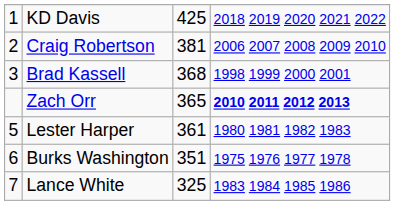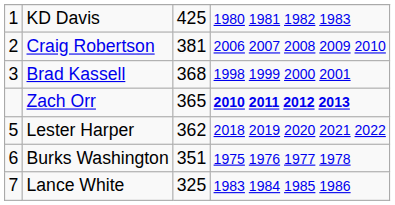(300, 19) 2018 2019 2020 2021 2022 -> (282, 19) 1980 1981 1982 1983
(191, 130) 361 -> (191, 130) 362
(282, 130) 1980 1981 1982 1983 -> (300, 130) 2018 2019 2020 2021 2022
